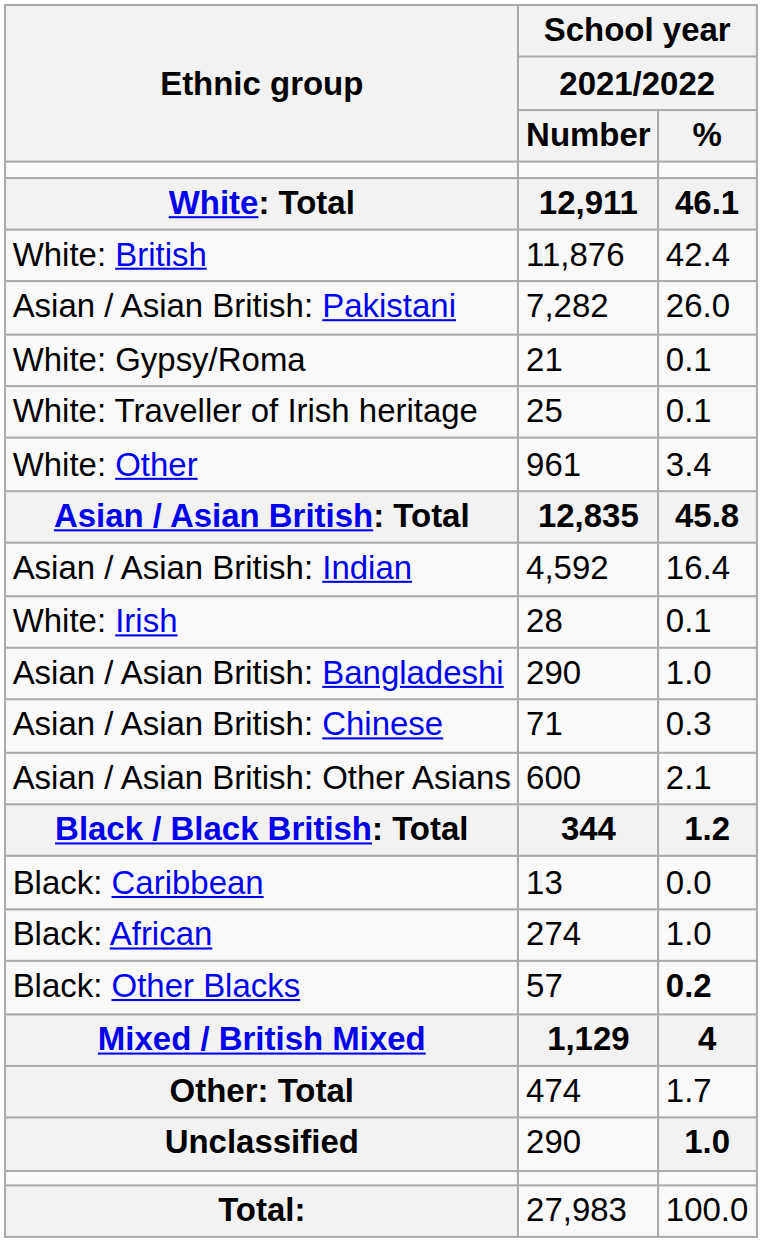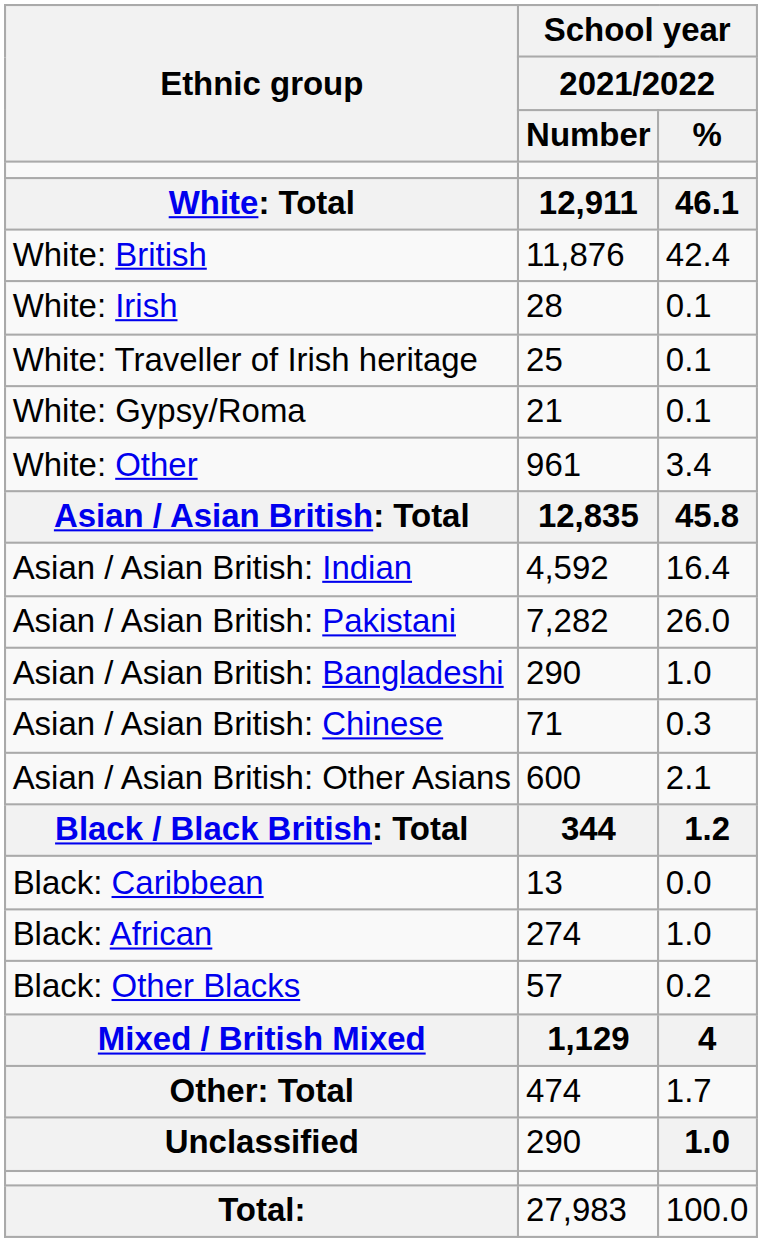rows swapped: (95, 620) <-> (234, 307)
rows swapped: (245, 411) <-> (159, 359)
(689, 986) bold -> (689, 986) normal
